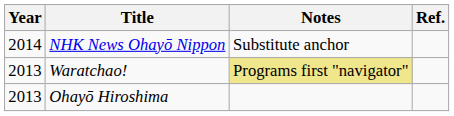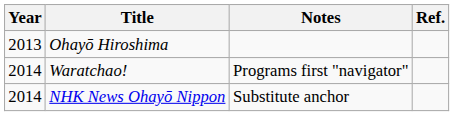rows swapped: (109, 96) <-> (137, 44)
(25, 70) 2013 -> (25, 70) 2014
(321, 70) khaki background -> (321, 70) no background
